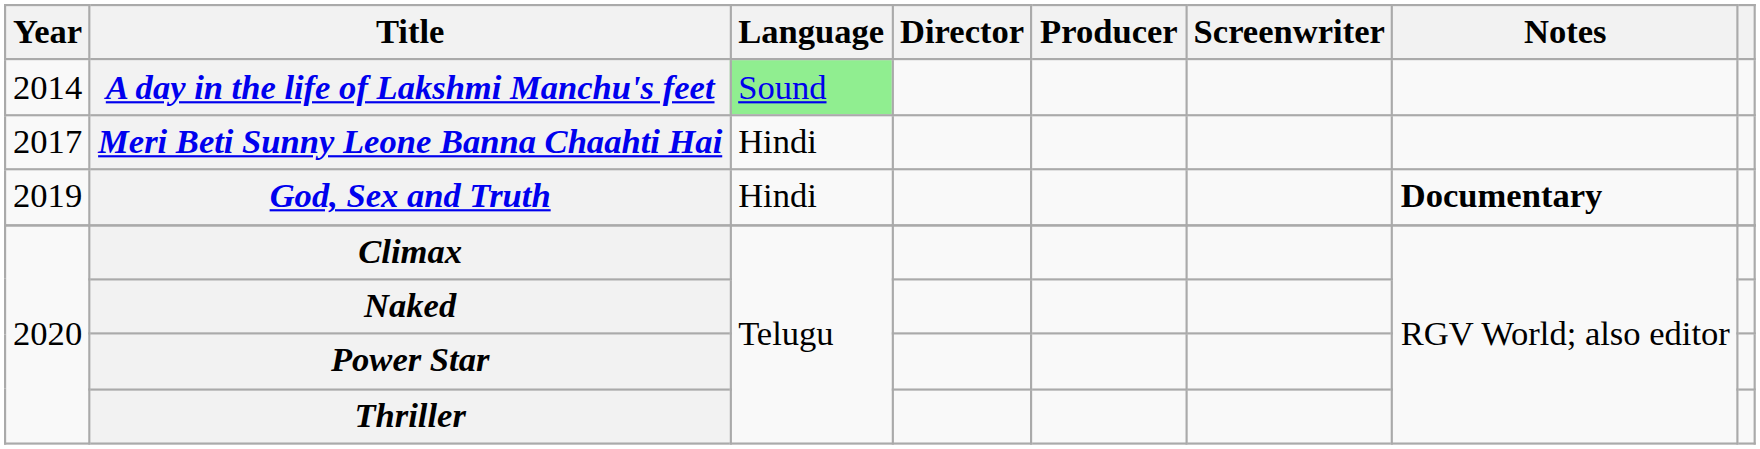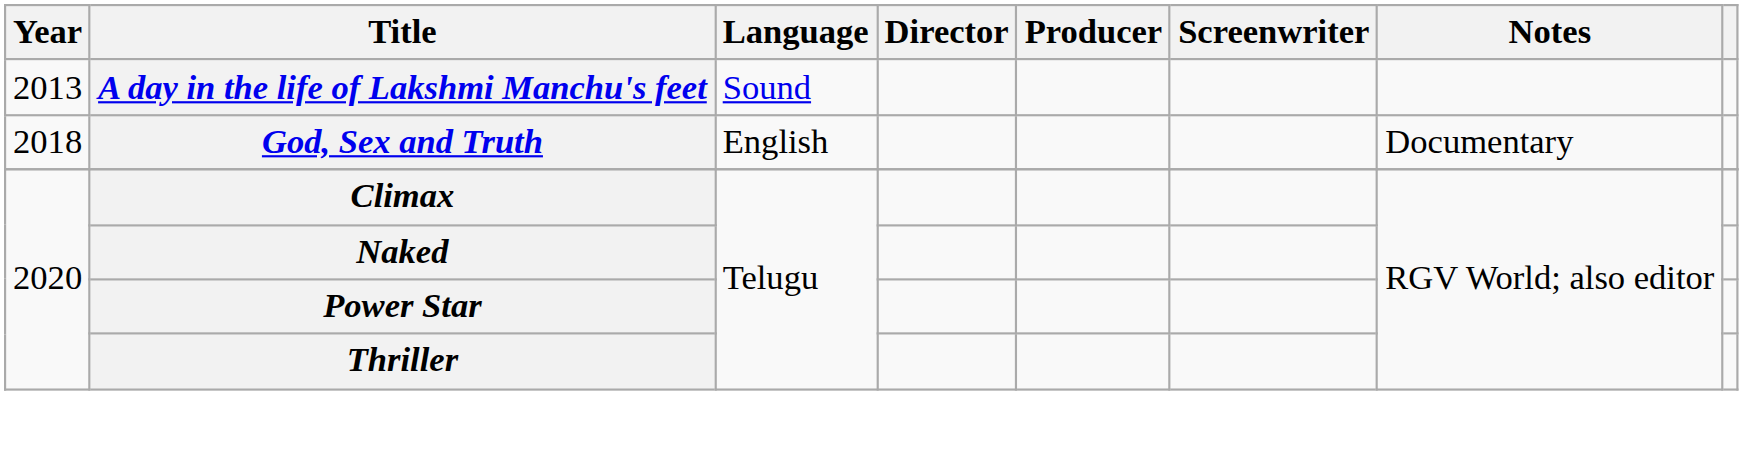(48, 86) 2014 -> (48, 86) 2013
(782, 86) lightgreen background -> (767, 86) no background
- row: (410, 141)
(48, 196) 2019 -> (48, 141) 2018
(778, 196) Hindi -> (776, 141) English
(1502, 196) bold -> (1479, 141) normal
